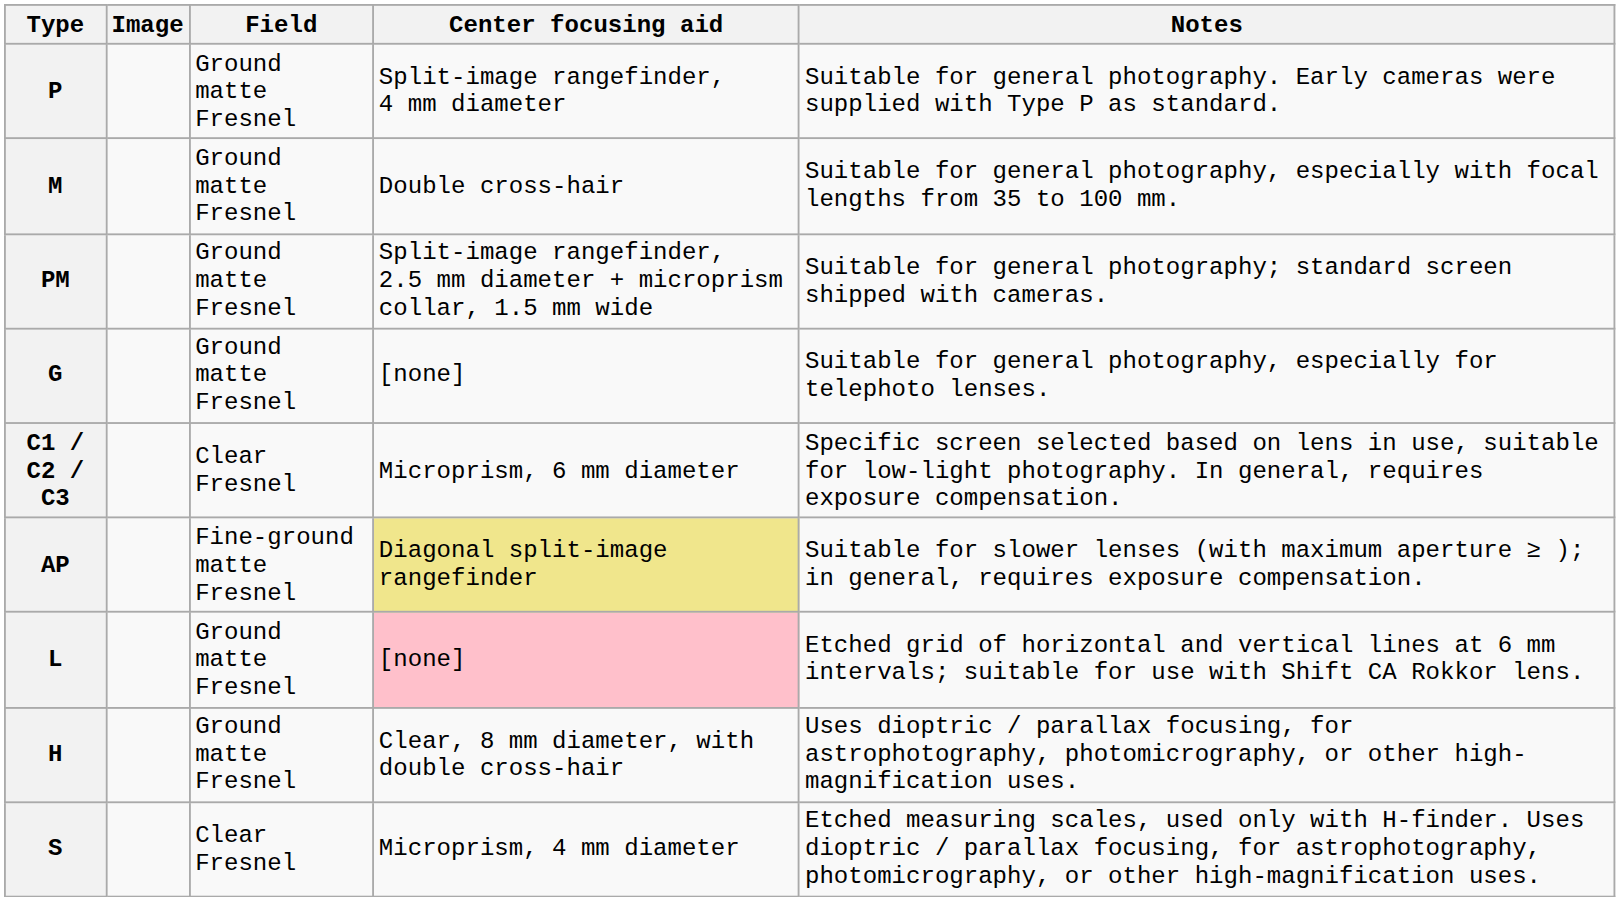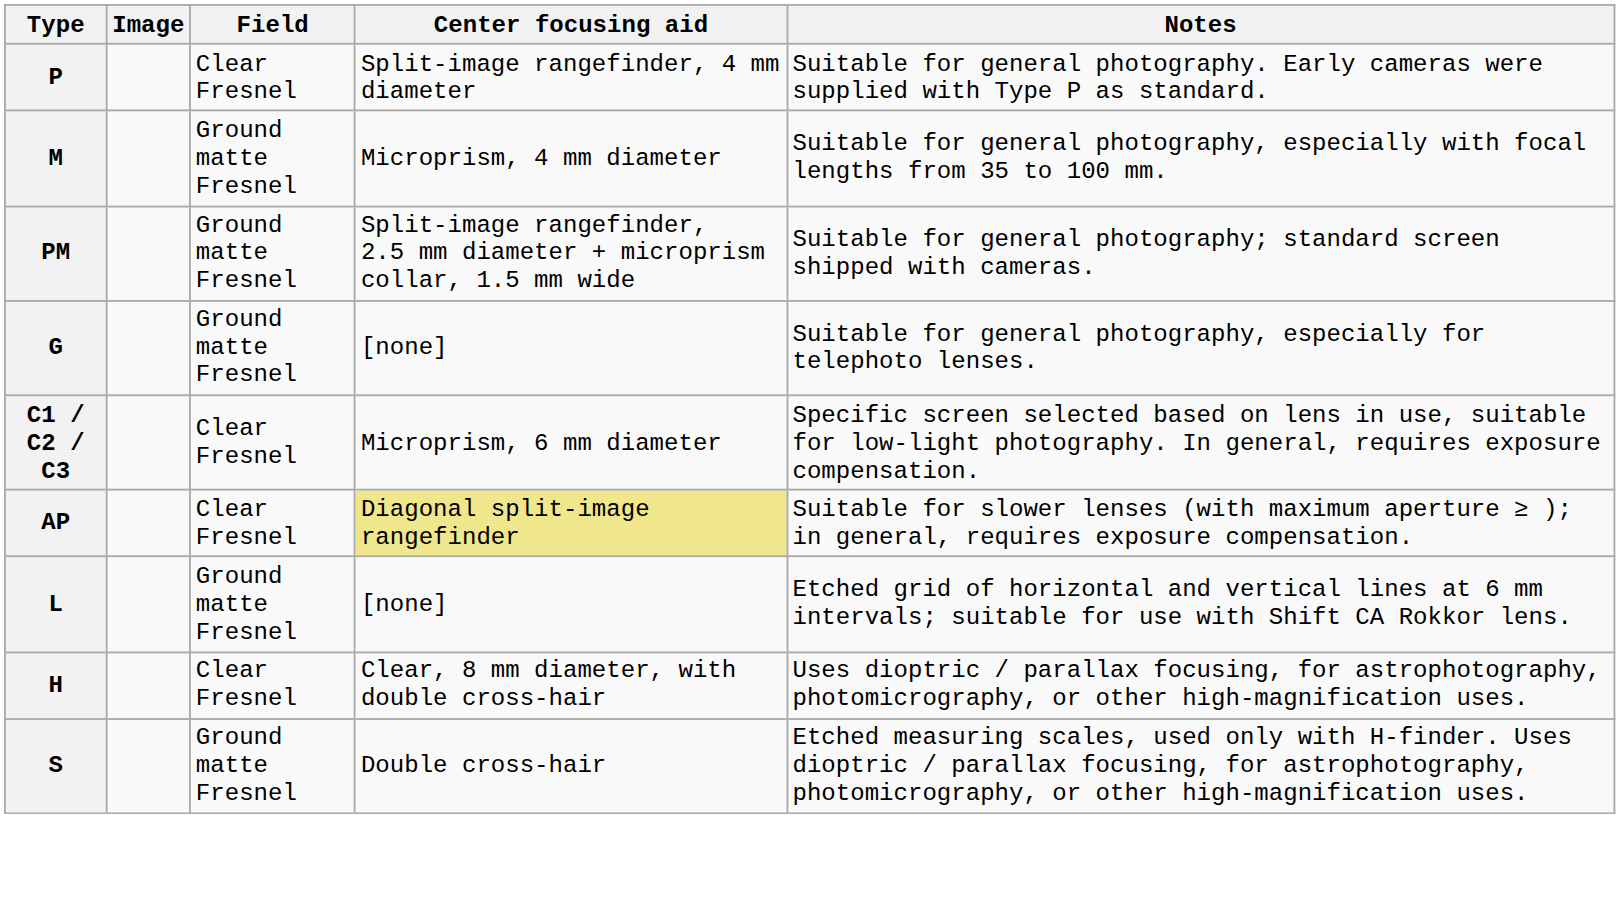(246, 91) Ground matte Fresnel -> (246, 78) Clear Fresnel
(502, 186) Double cross-hair -> (541, 158) Microprism, 4 mm diameter
(275, 565) Fine-ground matte Fresnel -> (246, 523) Clear Fresnel
(422, 660) pink background -> (404, 604) no background
(246, 754) Ground matte Fresnel -> (246, 685) Clear Fresnel
(246, 849) Clear Fresnel -> (246, 766) Ground matte Fresnel
(559, 849) Microprism, 4 mm diameter -> (484, 766) Double cross-hair
